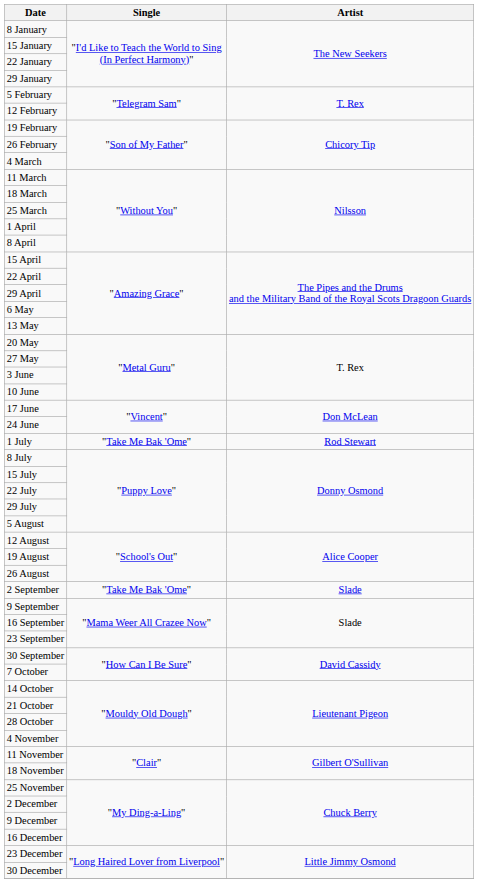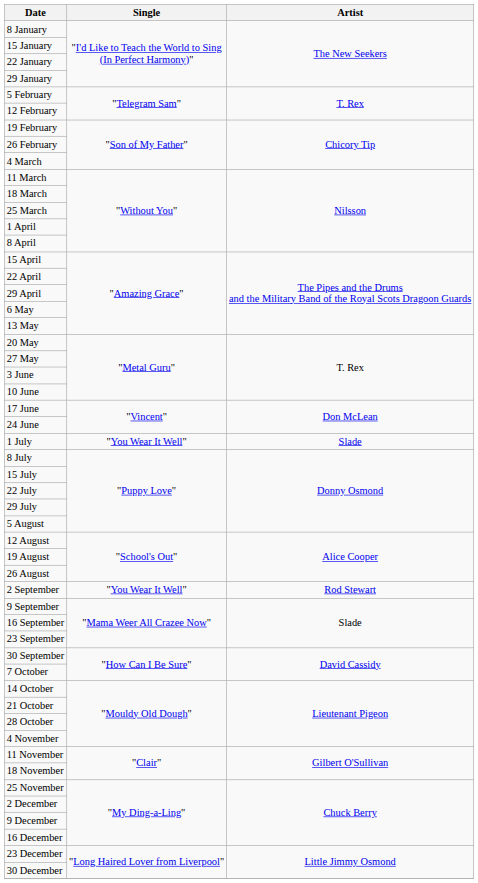(147, 441) "Take Me Bak 'Ome" -> (147, 441) "You Wear It Well"
(350, 441) Rod Stewart -> (350, 441) Slade
(147, 590) "Take Me Bak 'Ome" -> (147, 590) "You Wear It Well"
(350, 590) Slade -> (350, 590) Rod Stewart
